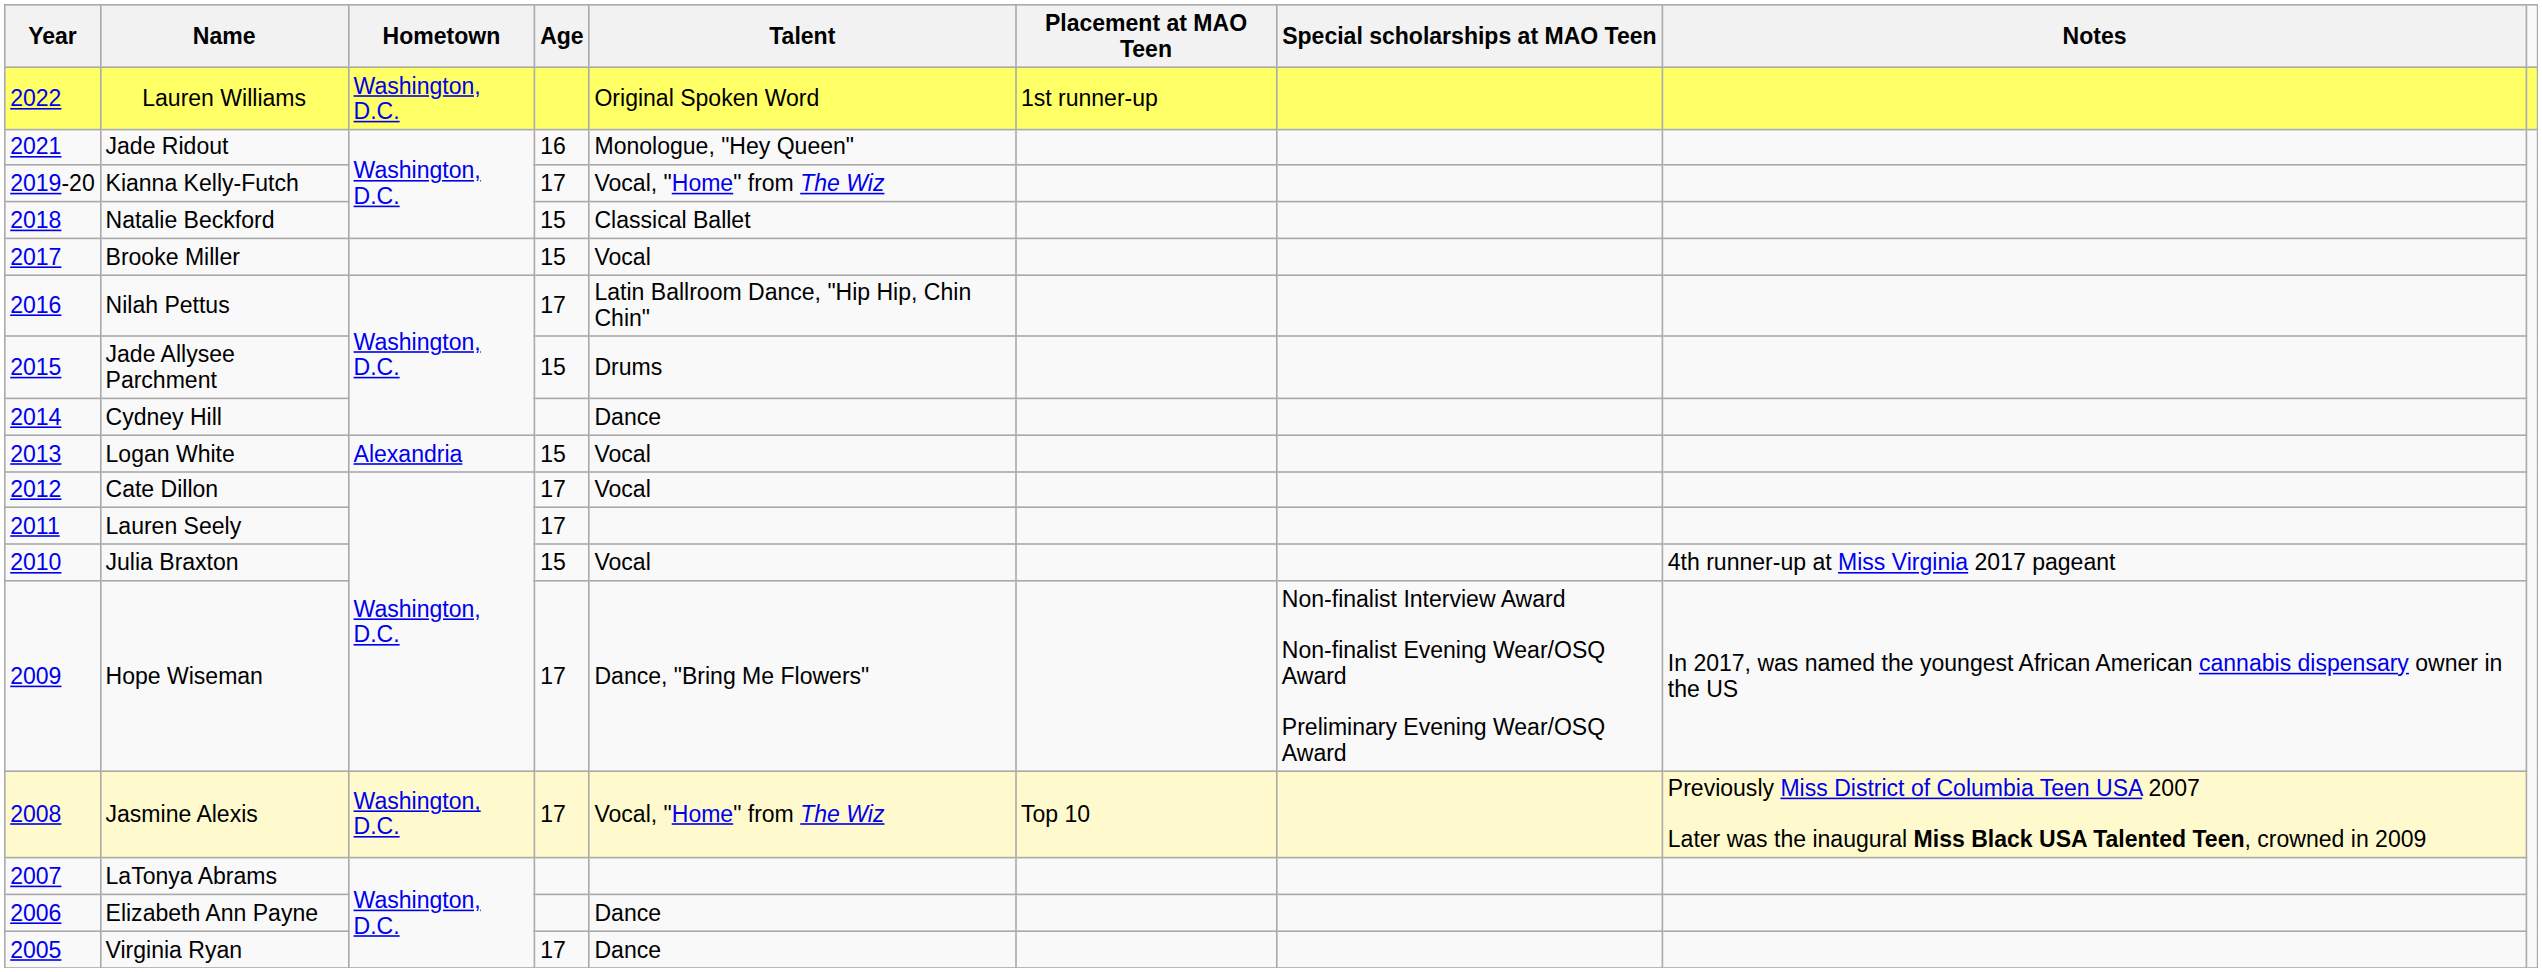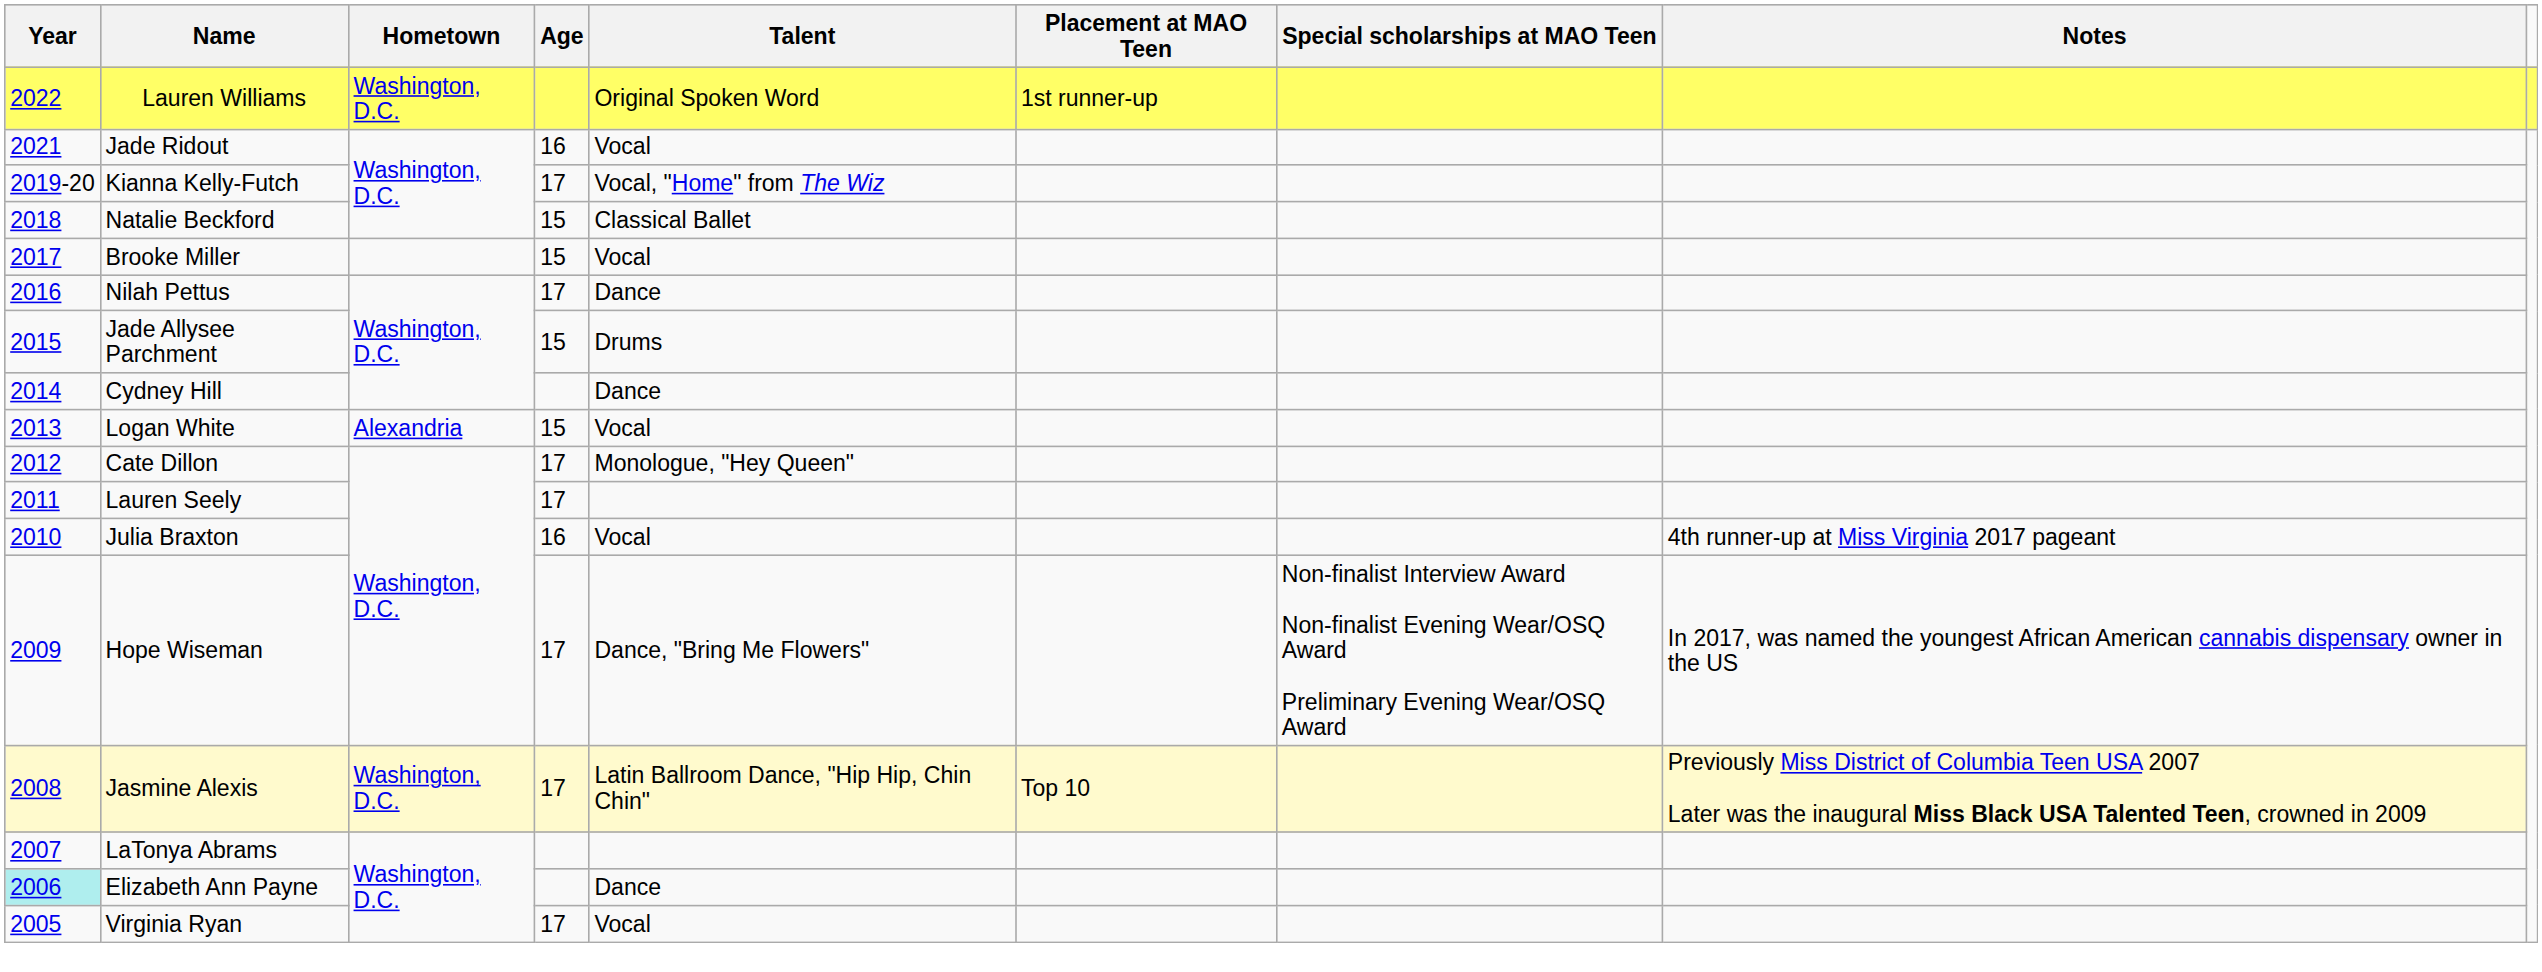(724, 147) Monologue, "Hey Queen" -> (623, 147) Vocal
(783, 306) Latin Ballroom Dance, "Hip Hip, Chin Chin" -> (628, 293) Dance
(623, 490) Vocal -> (724, 464) Monologue, "Hey Queen"
(553, 563) 15 -> (553, 537) 16
(739, 815) Vocal, "Home" from The Wiz -> (783, 789) Latin Ballroom Dance, "Hip Hip, Chin Chin"
(36, 913) no background -> (36, 887) paleturquoise background
(628, 949) Dance -> (623, 924) Vocal
